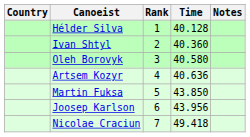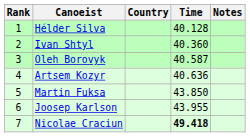columns swapped: (157, 12) <-> (27, 12)
(191, 60) 40.580 -> (191, 60) 40.587
(191, 108) 43.956 -> (191, 108) 43.955
(191, 124) normal -> (191, 124) bold
